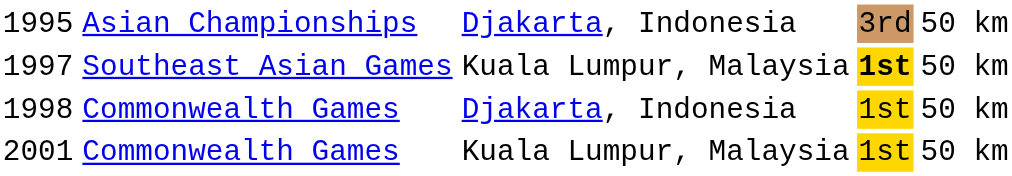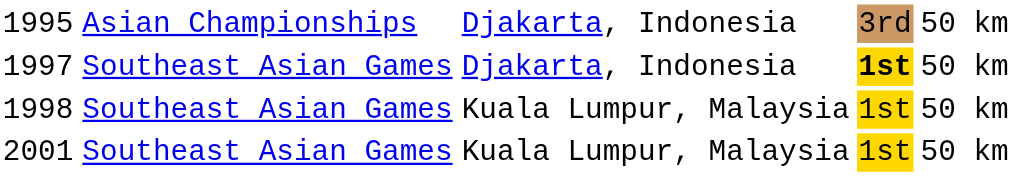(656, 67) Kuala Lumpur, Malaysia -> (629, 67) Djakarta, Indonesia
(241, 110) Commonwealth Games -> (268, 110) Southeast Asian Games
(629, 110) Djakarta, Indonesia -> (656, 110) Kuala Lumpur, Malaysia
(241, 153) Commonwealth Games -> (268, 153) Southeast Asian Games
